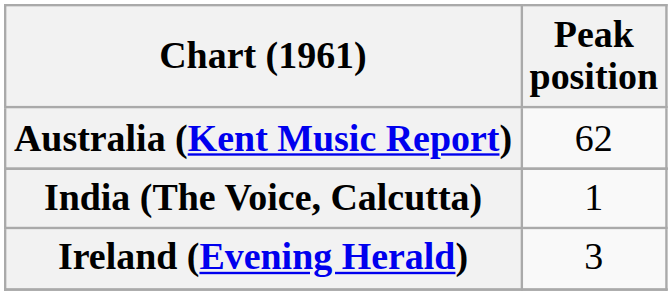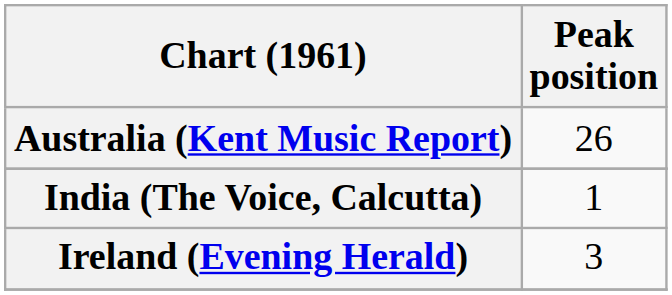(594, 137) 62 -> (594, 137) 26
